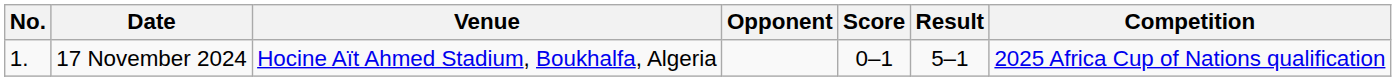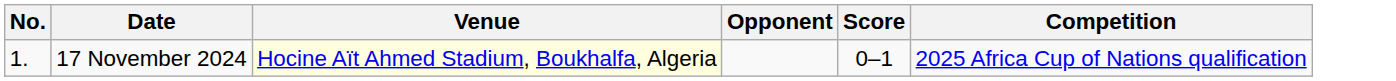- column: (950, 22)
(487, 57) no background -> (487, 57) lightyellow background
